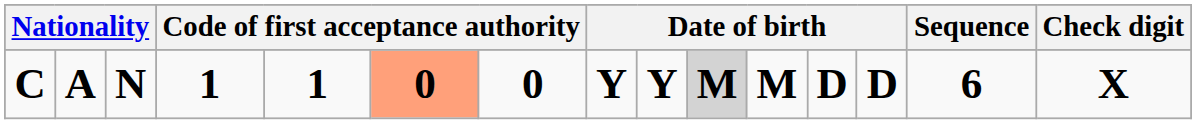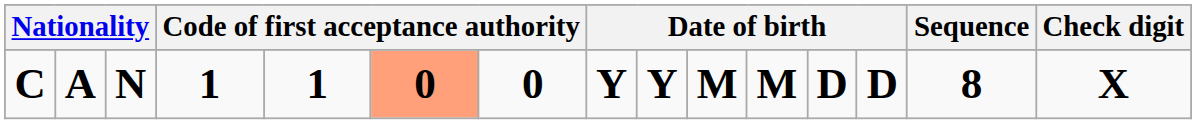(717, 84) lightgrey background -> (717, 84) no background
(972, 84) 6 -> (972, 84) 8
